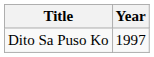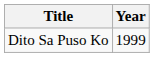(131, 40) 1997 -> (131, 40) 1999
